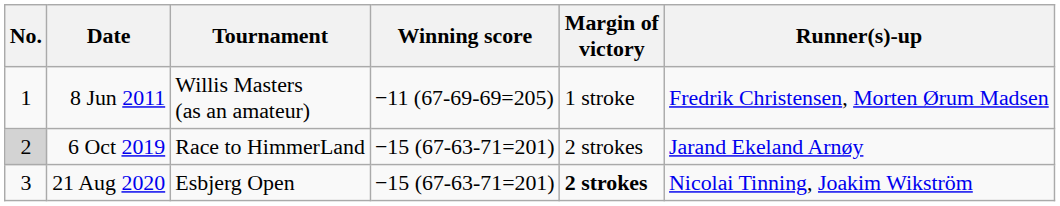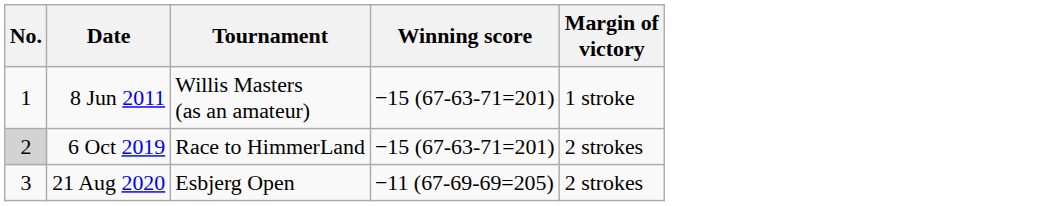- column: (859, 35)
(464, 97) −11 (67-69-69=205) -> (465, 97) −15 (67-63-71=201)
(465, 182) −15 (67-63-71=201) -> (464, 182) −11 (67-69-69=205)
(606, 182) bold -> (604, 182) normal
